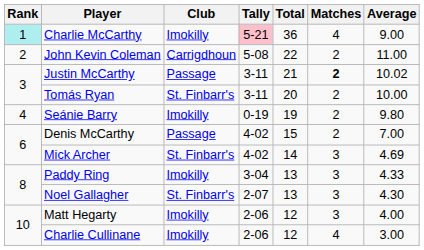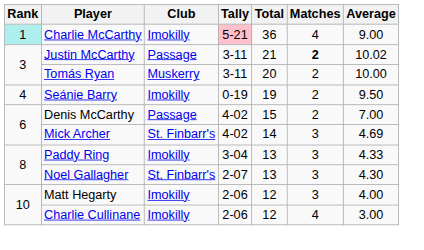- row: (102, 54)
(200, 94) St. Finbarr's -> (173, 74) Muskerry
(392, 114) 9.80 -> (371, 94) 9.50
